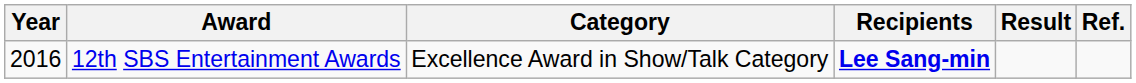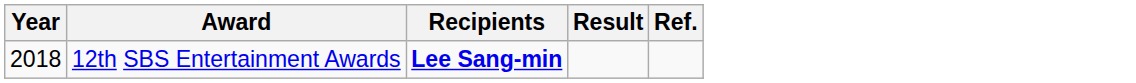- column: (620, 22)
(36, 59) 2016 -> (36, 59) 2018
